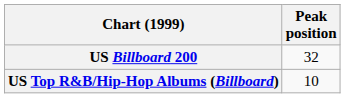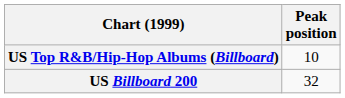rows swapped: (143, 57) <-> (143, 81)
